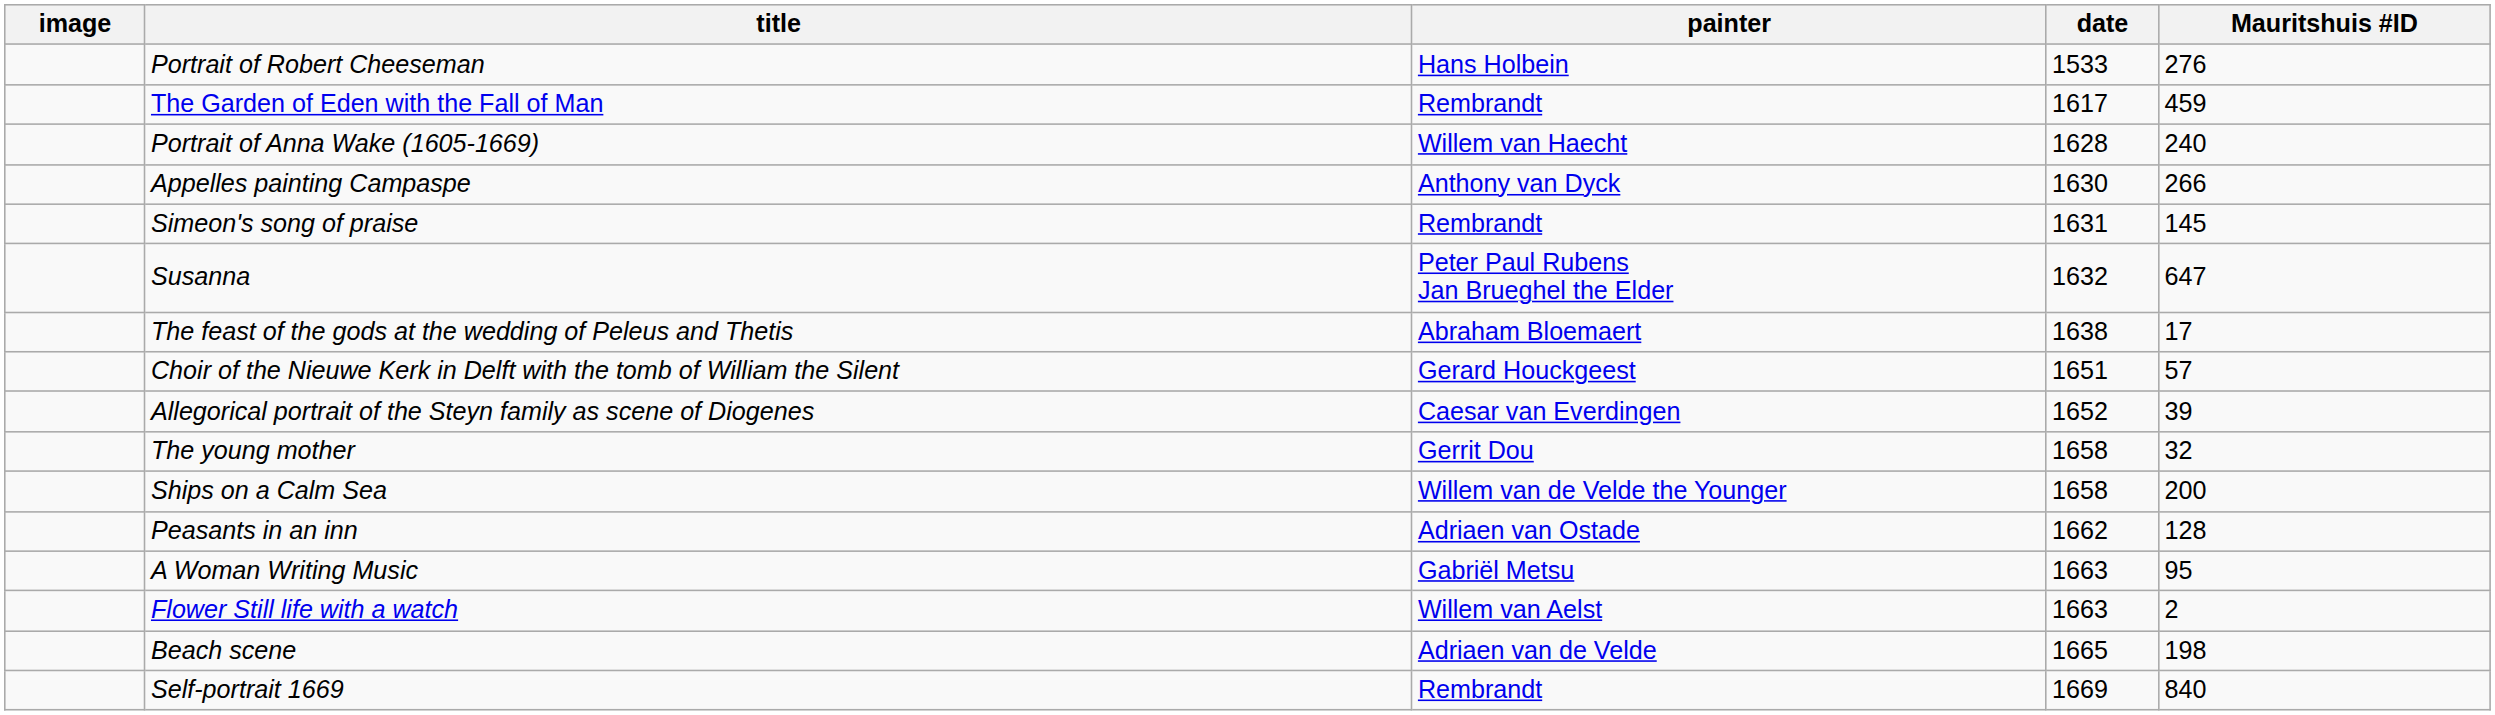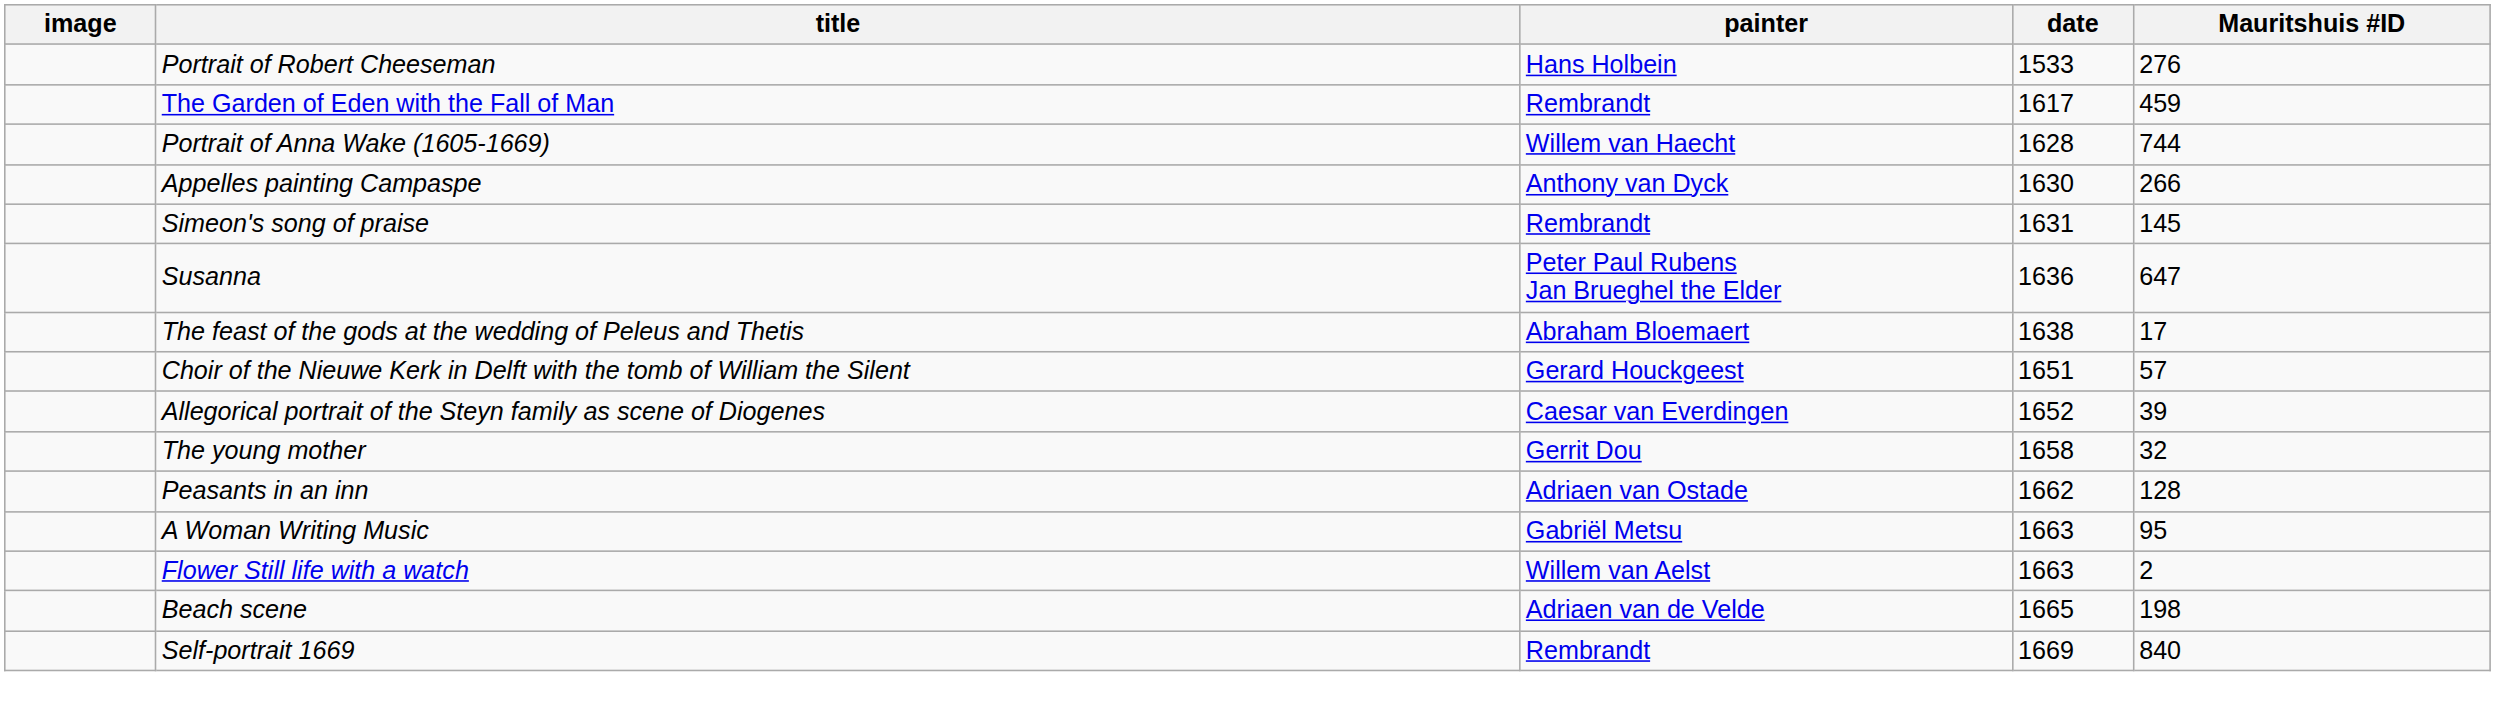(2186, 143) 240 -> (2160, 143) 744
(2080, 277) 1632 -> (2046, 277) 1636
- row: (269, 490)
